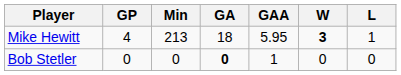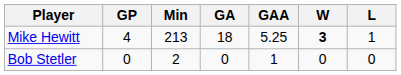(274, 37) 5.95 -> (274, 37) 5.25
(176, 59) 0 -> (176, 59) 2
(225, 59) bold -> (225, 59) normal
